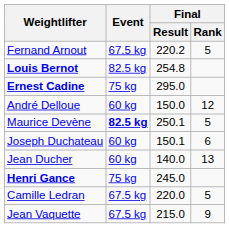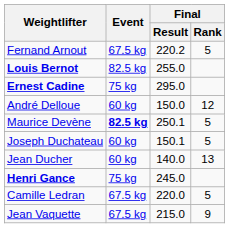(171, 68) 254.8 -> (171, 68) 255.0
(208, 141) 6 -> (208, 141) 5
